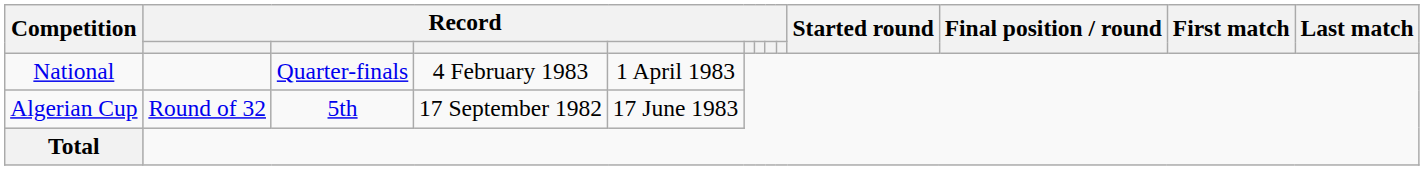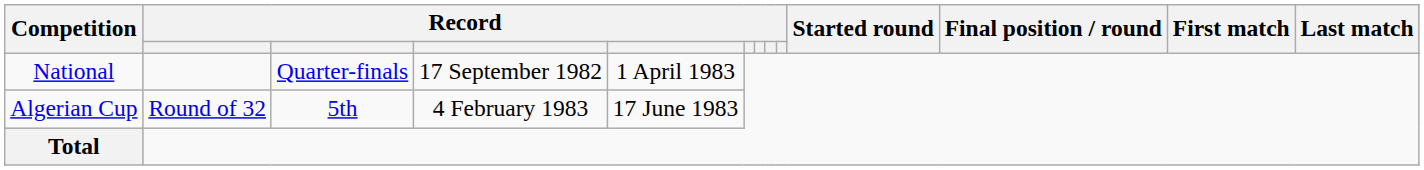(511, 71) 4 February 1983 -> (511, 71) 17 September 1982
(511, 108) 17 September 1982 -> (511, 108) 4 February 1983
